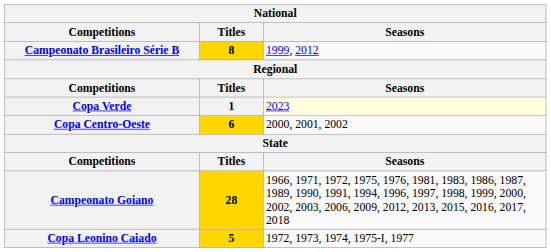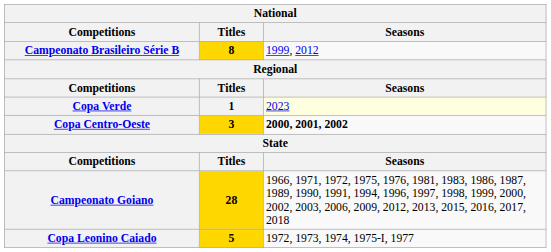(231, 124) 6 -> (231, 124) 3
(307, 124) normal -> (307, 124) bold
